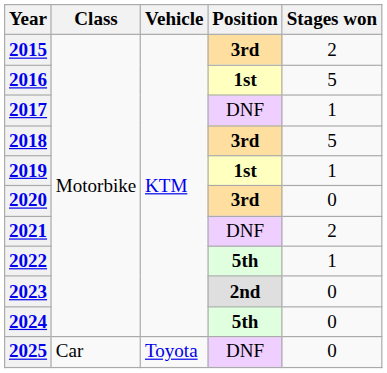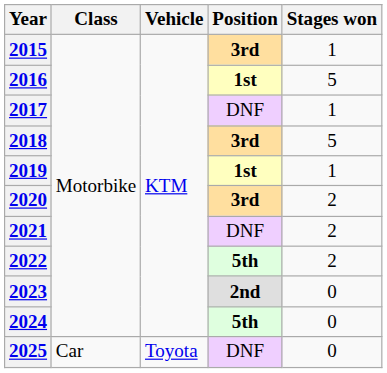(332, 49) 2 -> (332, 49) 1
(332, 200) 0 -> (332, 200) 2
(332, 261) 1 -> (332, 261) 2
